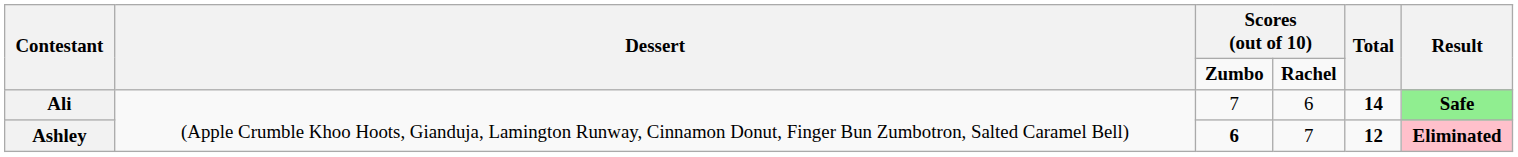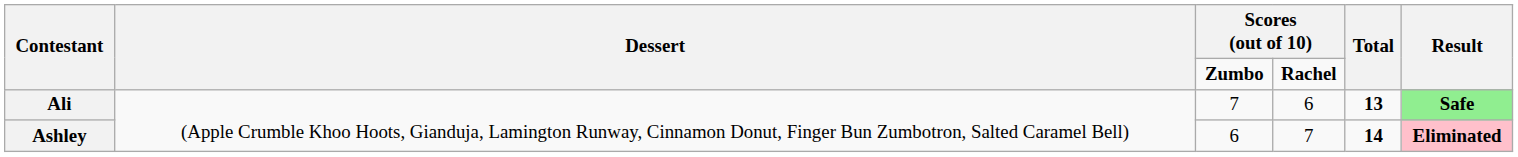(1373, 104) 14 -> (1373, 104) 13
(1234, 136) bold -> (1234, 136) normal
(1373, 136) 12 -> (1373, 136) 14
